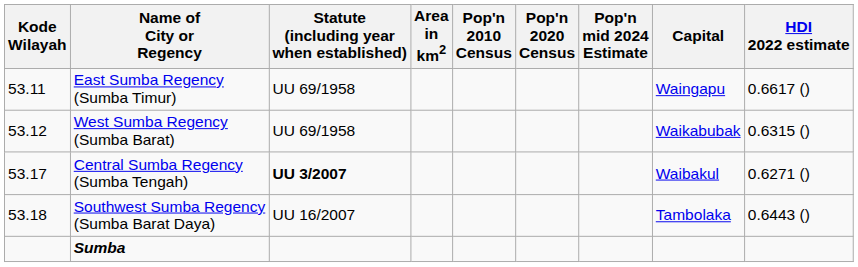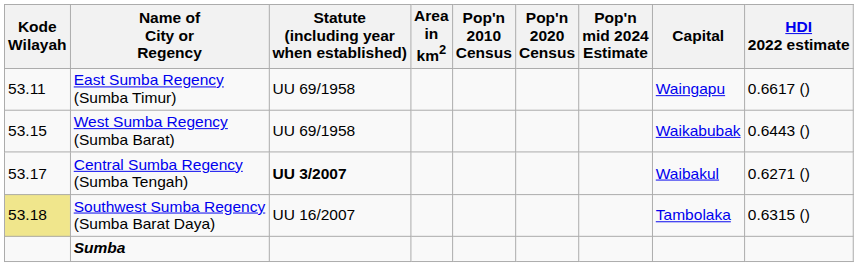(27, 131) 53.12 -> (27, 131) 53.15
(779, 131) 0.6315 () -> (779, 131) 0.6443 ()
(27, 215) no background -> (27, 215) khaki background
(779, 215) 0.6443 () -> (779, 215) 0.6315 ()
